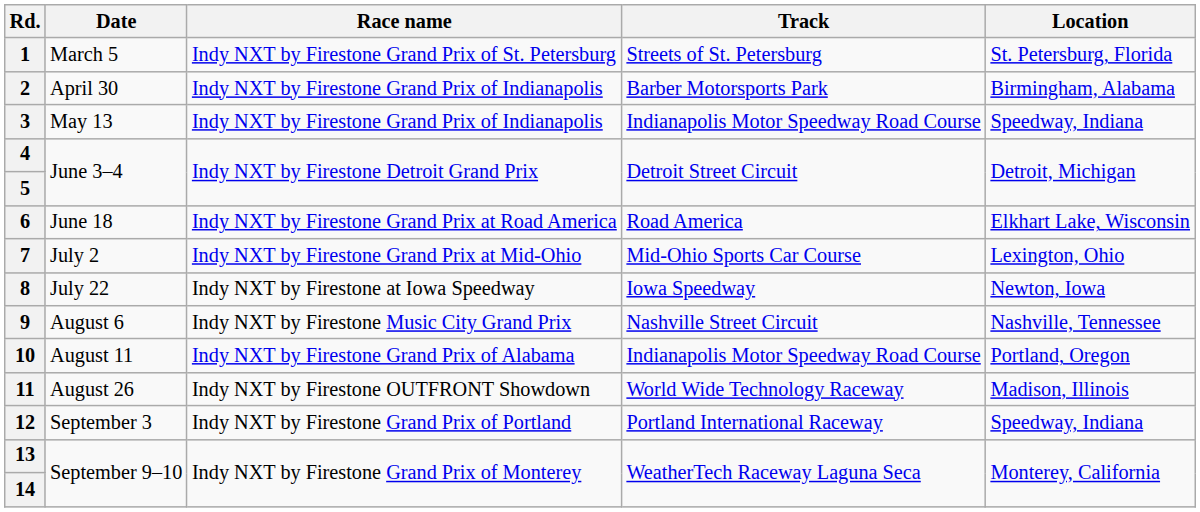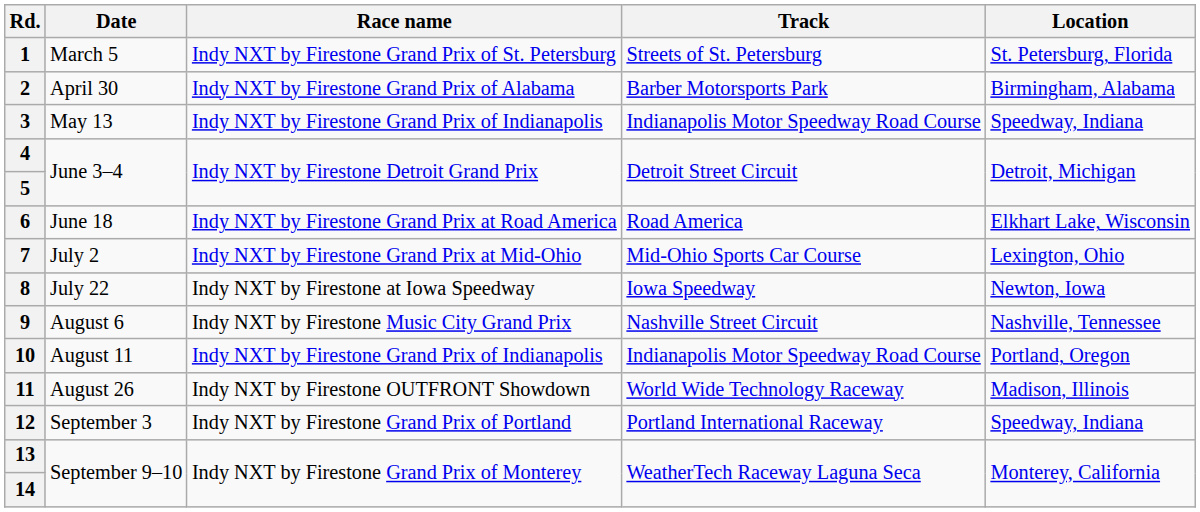(397, 87) Indy NXT by Firestone Grand Prix of Indianapolis -> (383, 87) Indy NXT by Firestone Grand Prix of Alabama
(383, 355) Indy NXT by Firestone Grand Prix of Alabama -> (397, 355) Indy NXT by Firestone Grand Prix of Indianapolis
